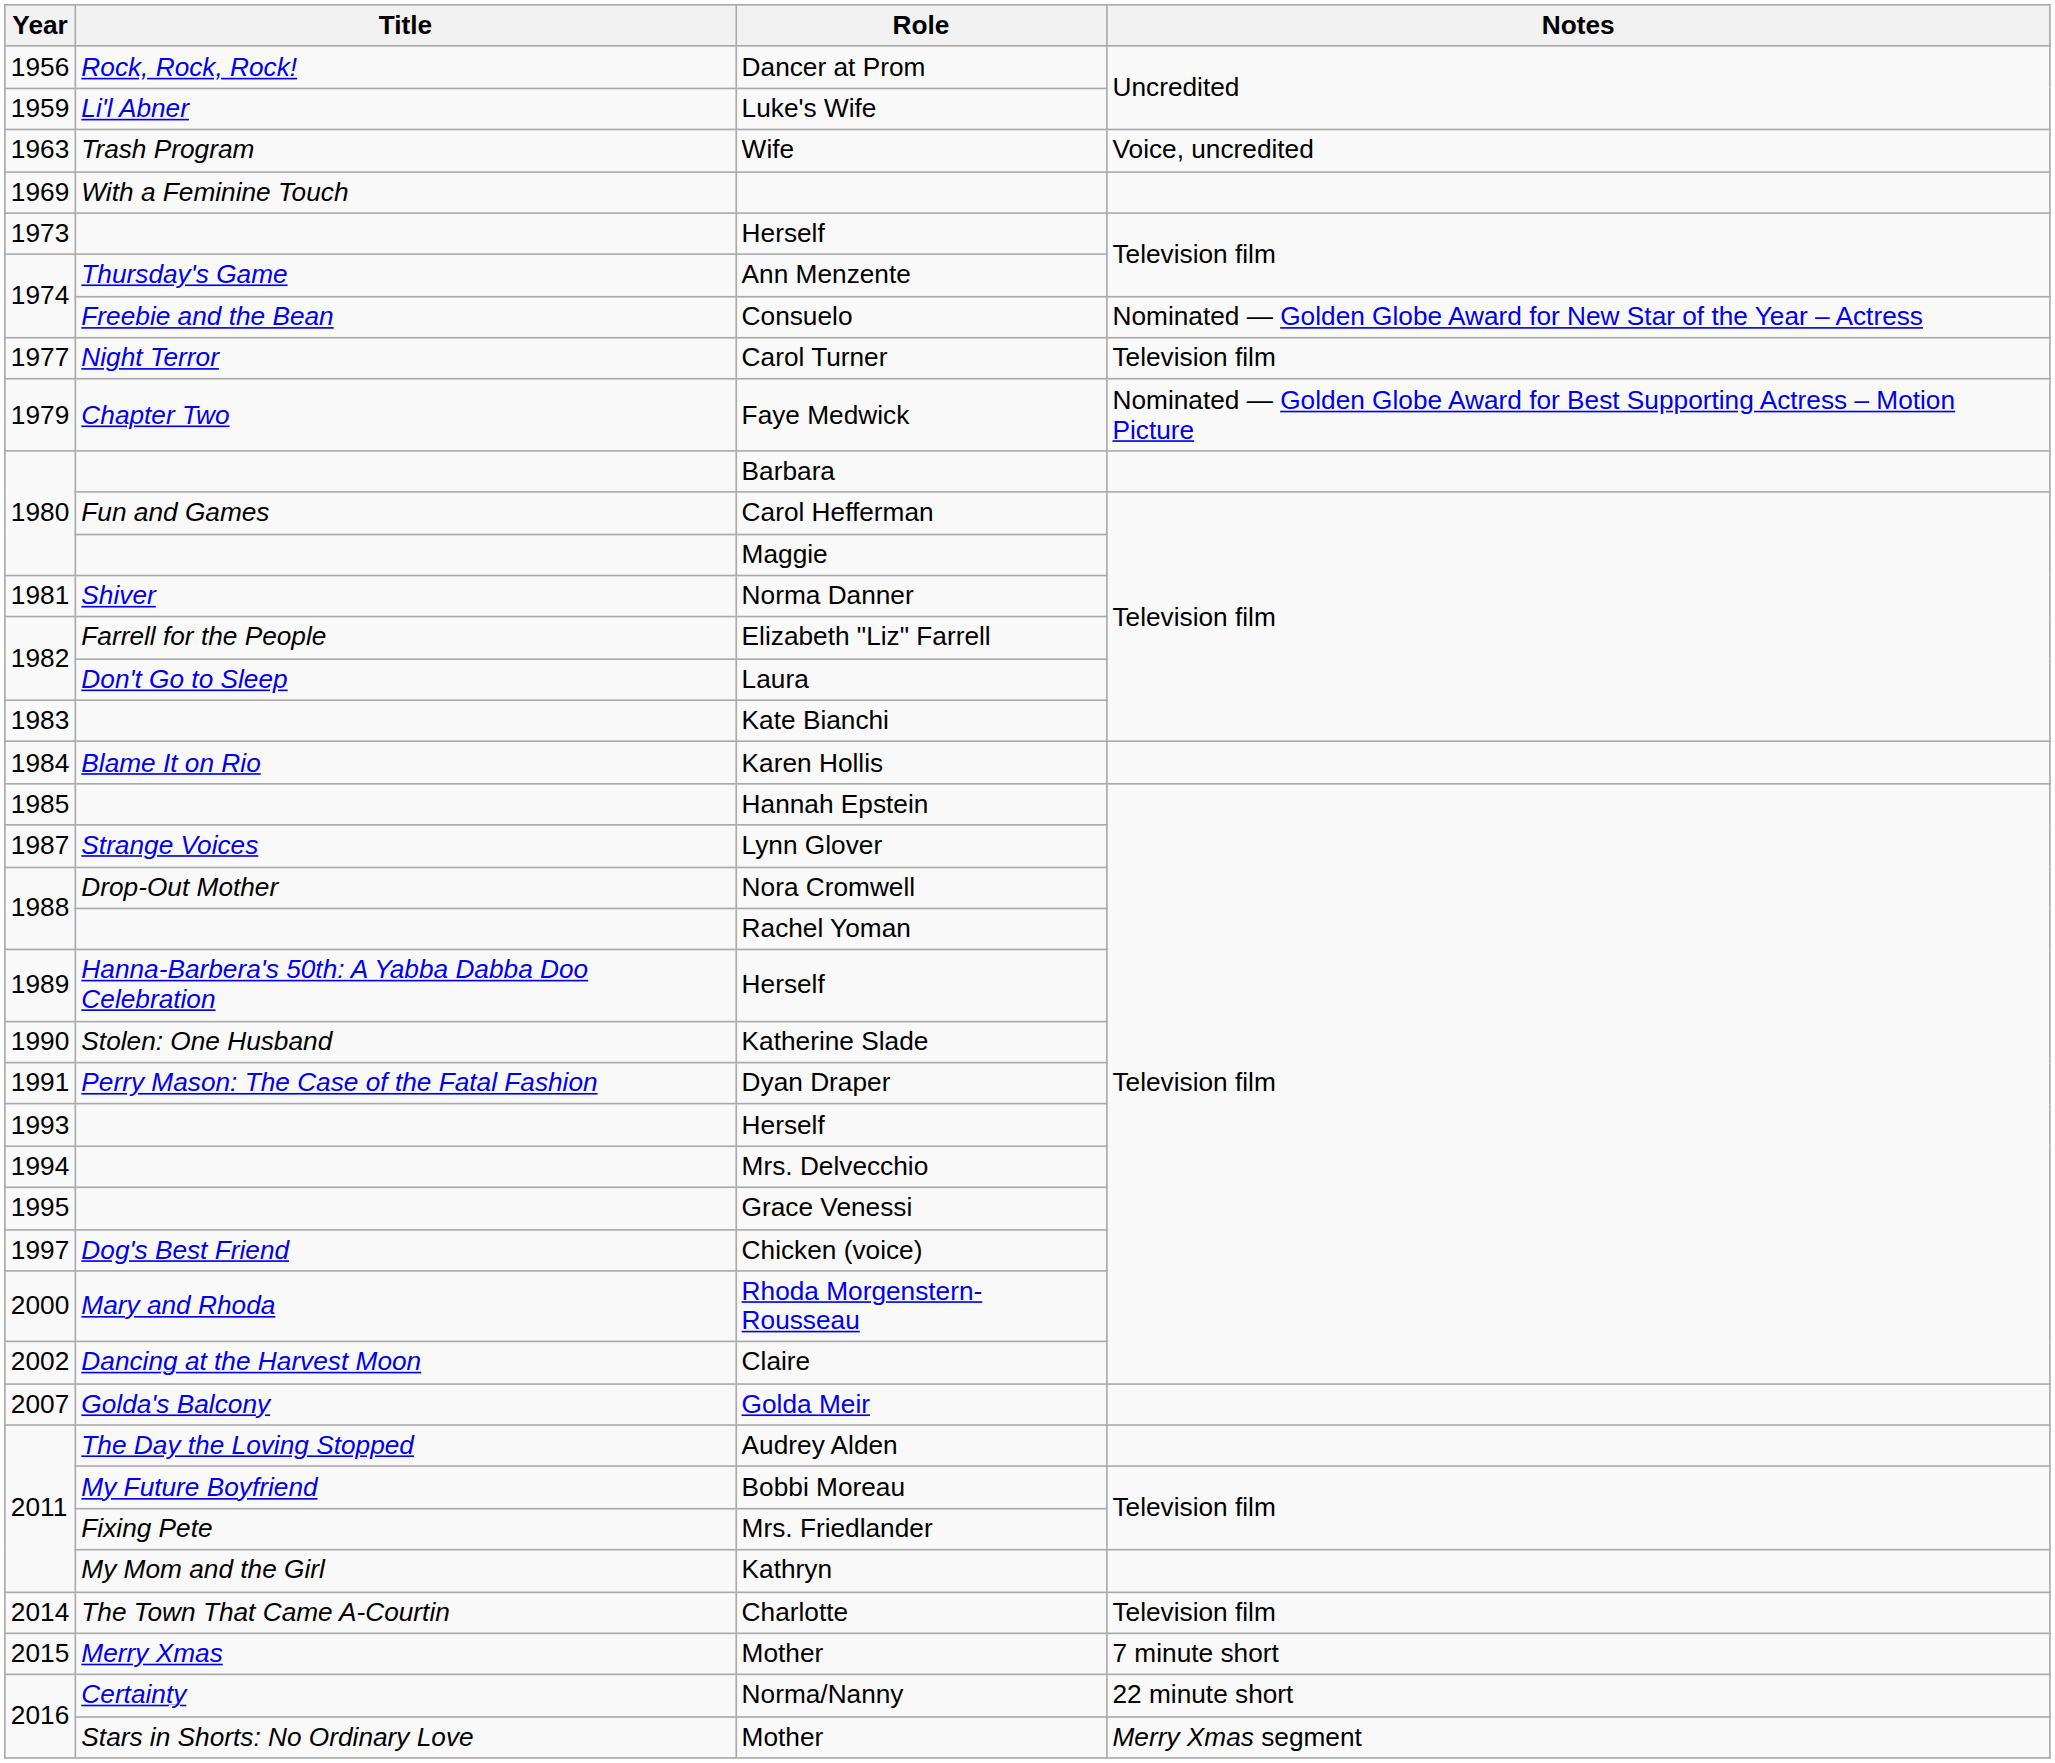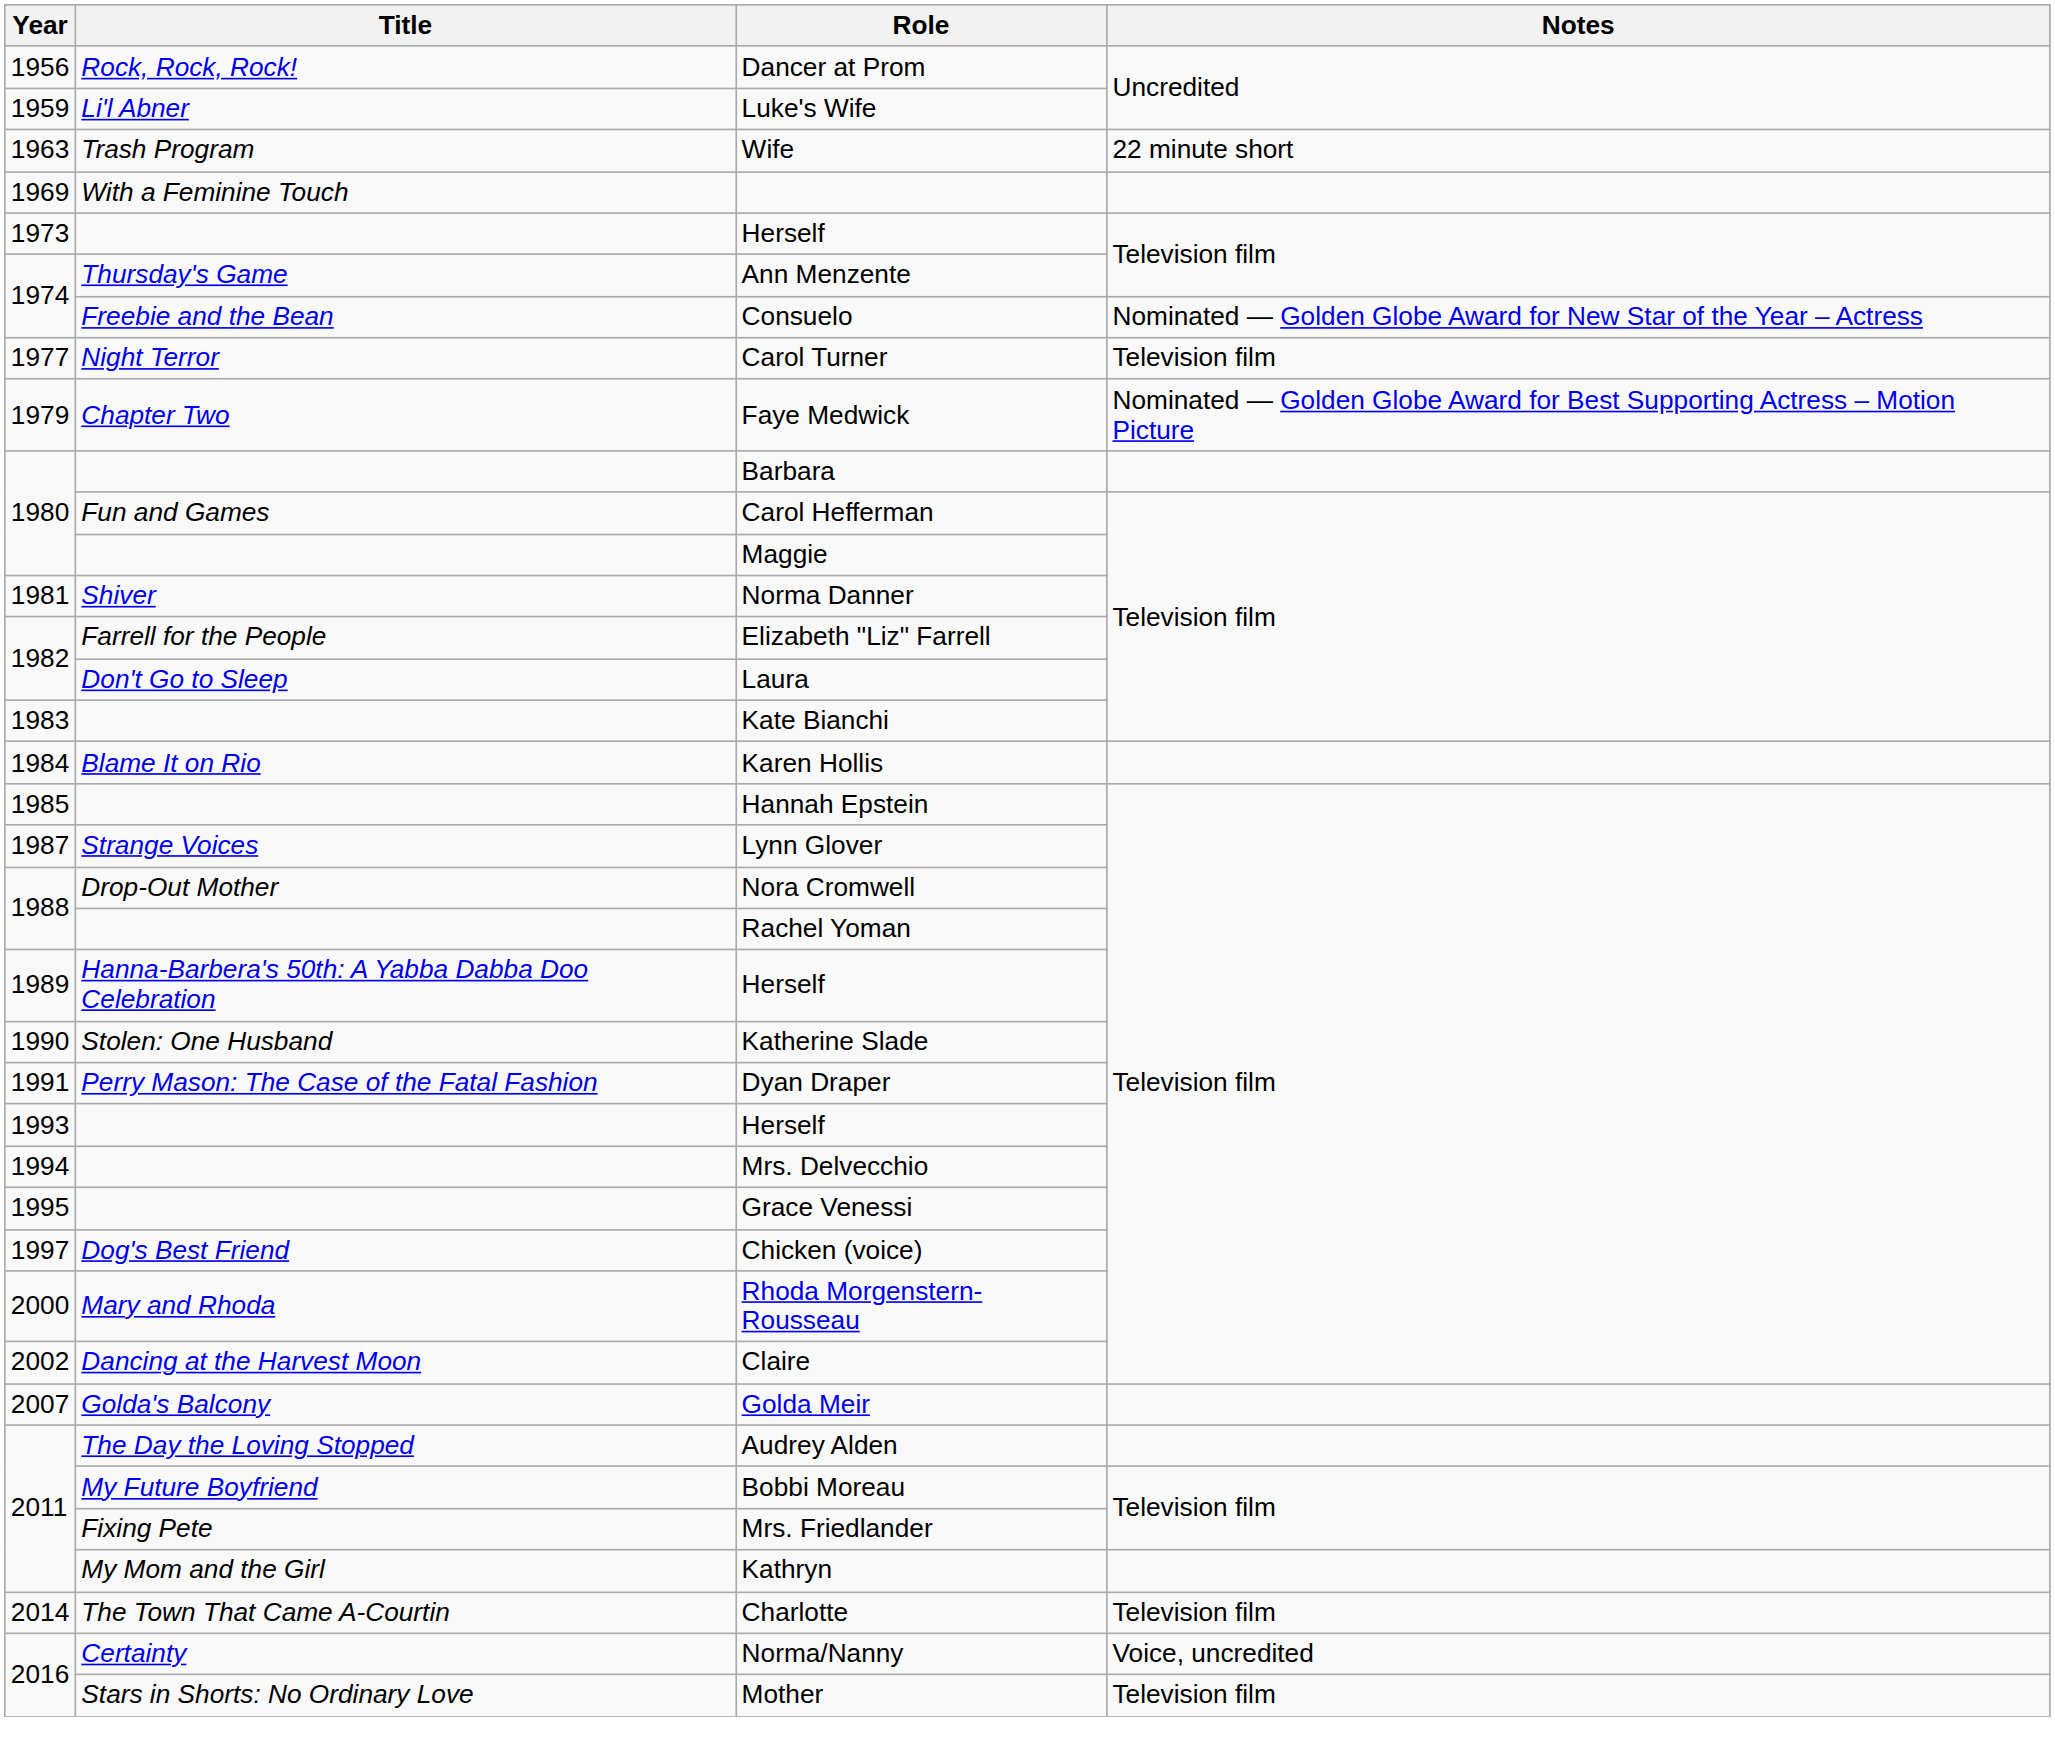(1213, 150) Voice, uncredited -> (1203, 150) 22 minute short
- row: (40, 1653)
(1203, 1695) 22 minute short -> (1213, 1653) Voice, uncredited
(1237, 1736) Merry Xmas segment -> (1194, 1695) Television film
